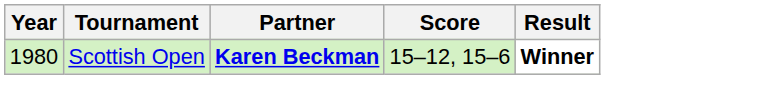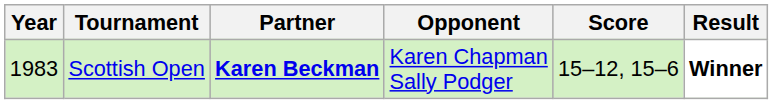+ column: (469, 22)
(34, 57) 1980 -> (34, 69) 1983
